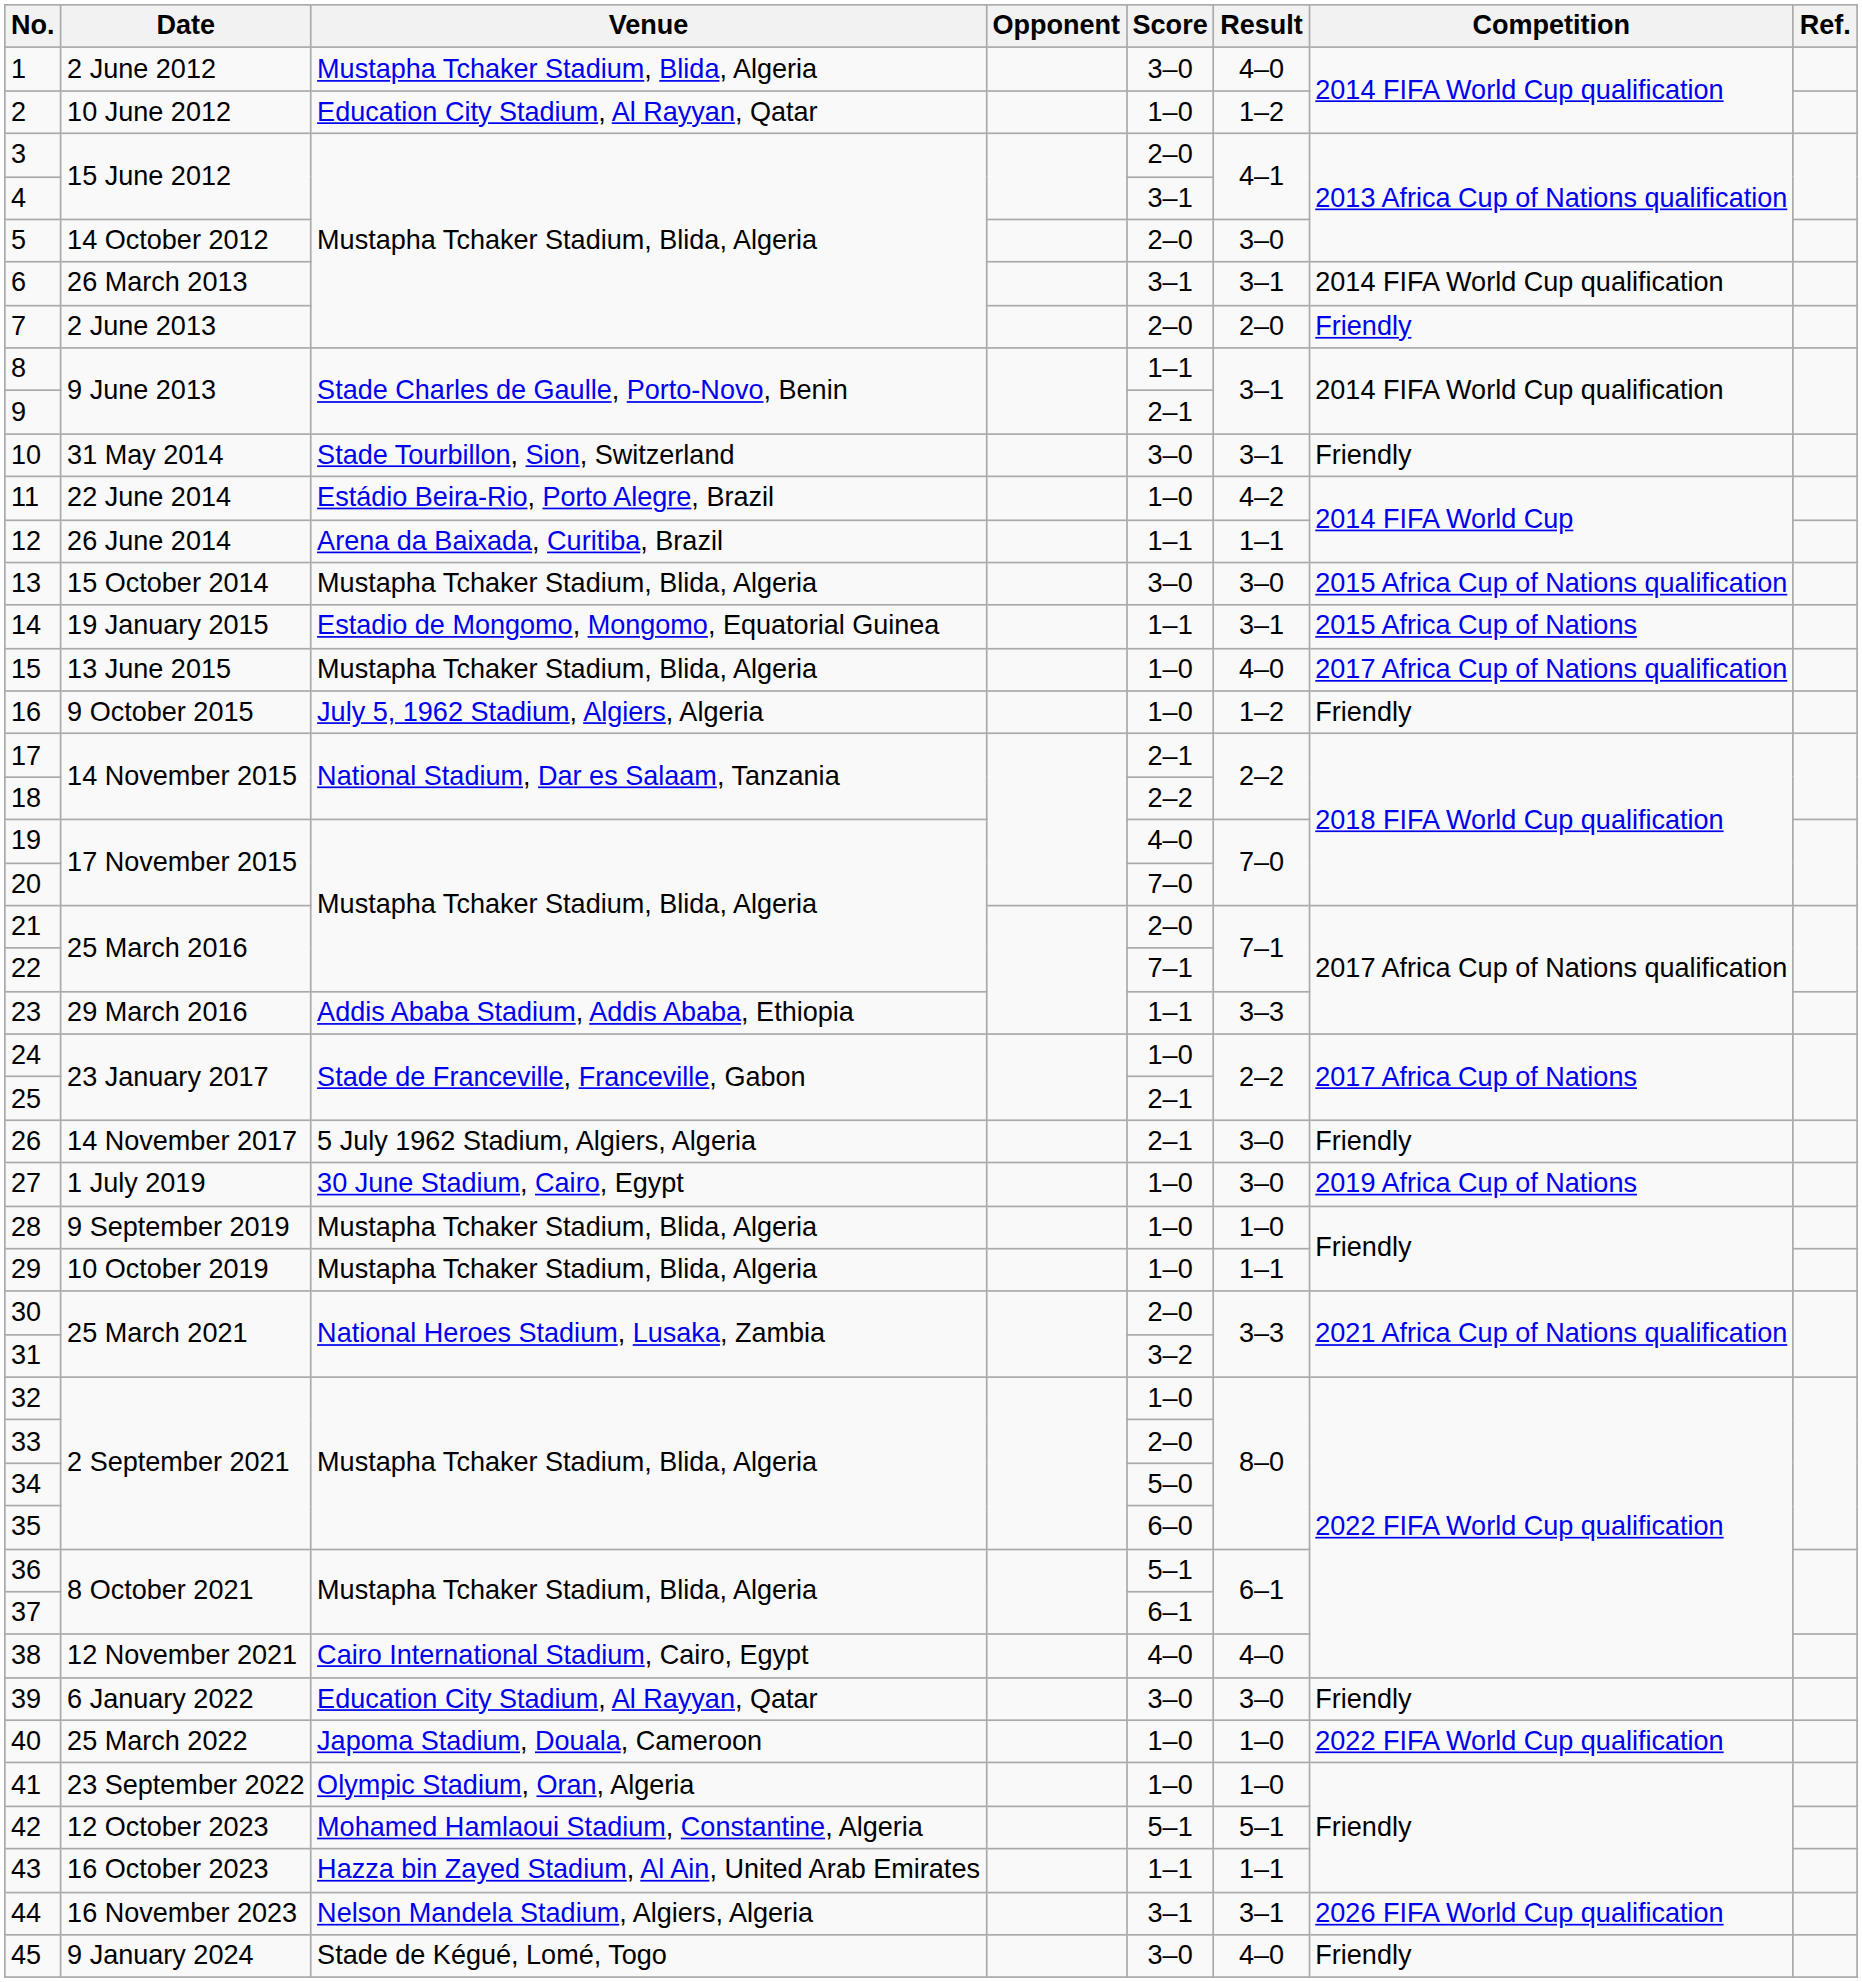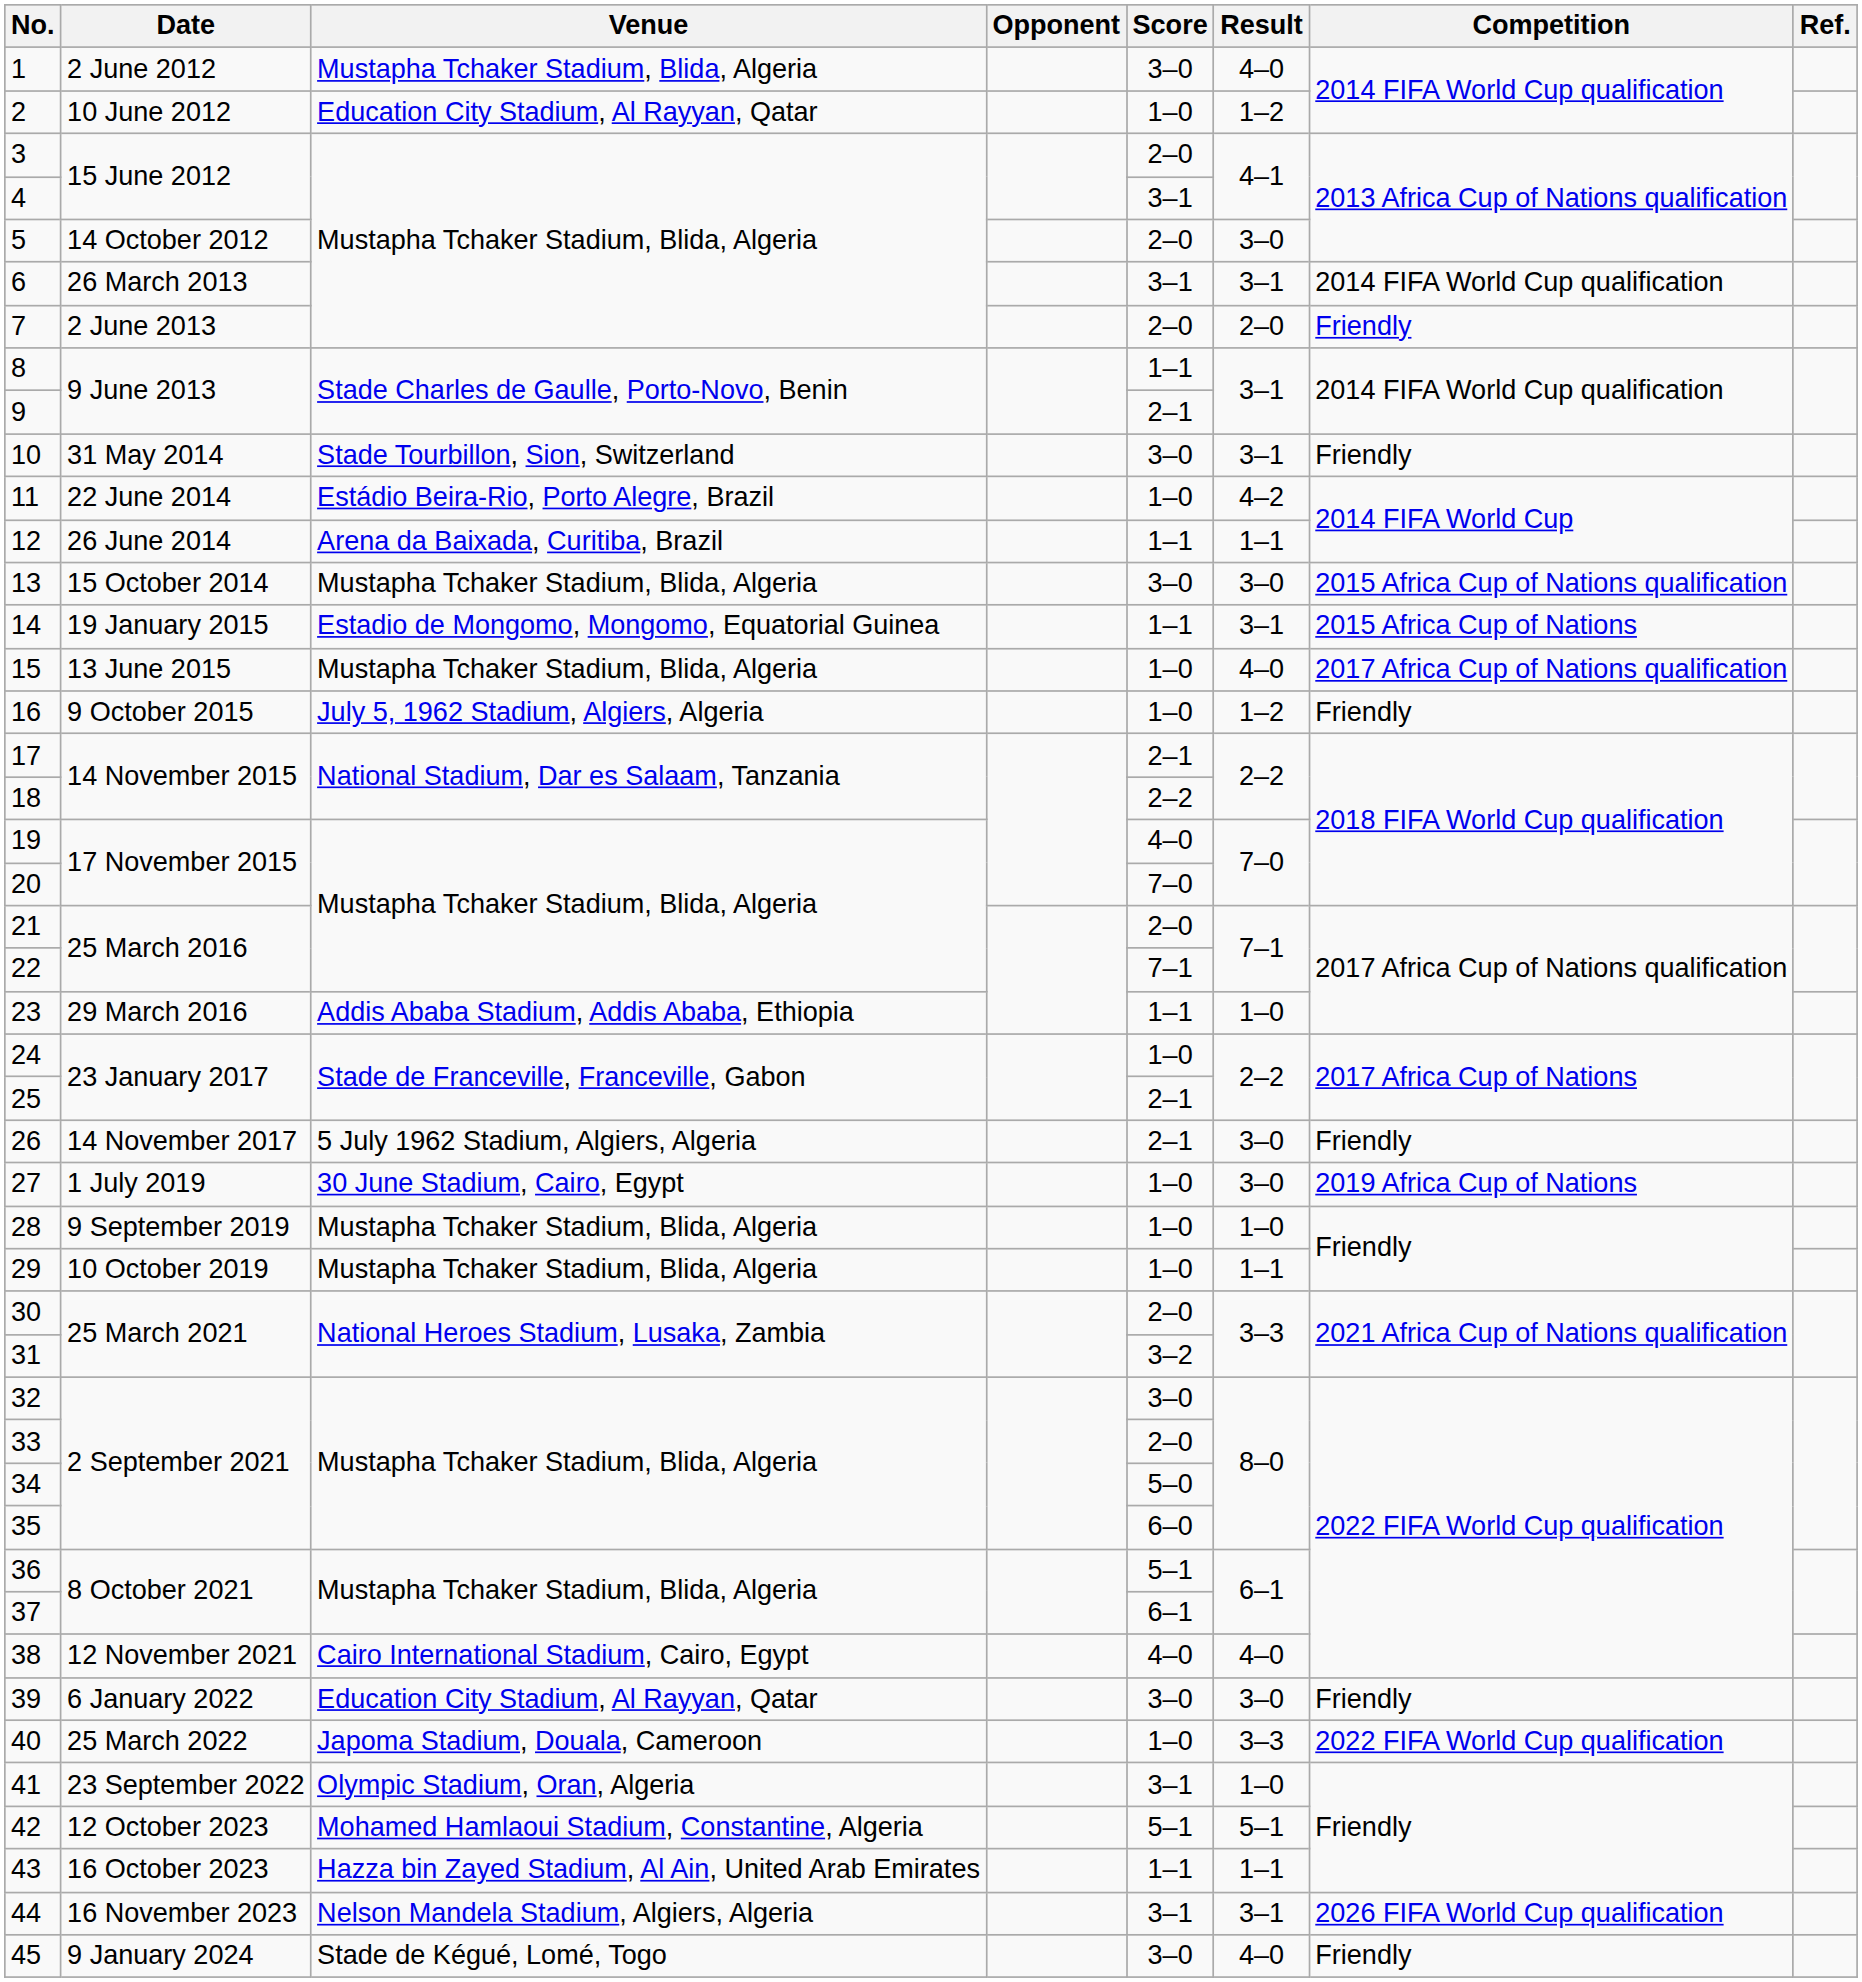(1261, 1012) 3–3 -> (1261, 1012) 1–0
(1170, 1398) 1–0 -> (1170, 1398) 3–0
(1261, 1741) 1–0 -> (1261, 1741) 3–3
(1170, 1784) 1–0 -> (1170, 1784) 3–1
